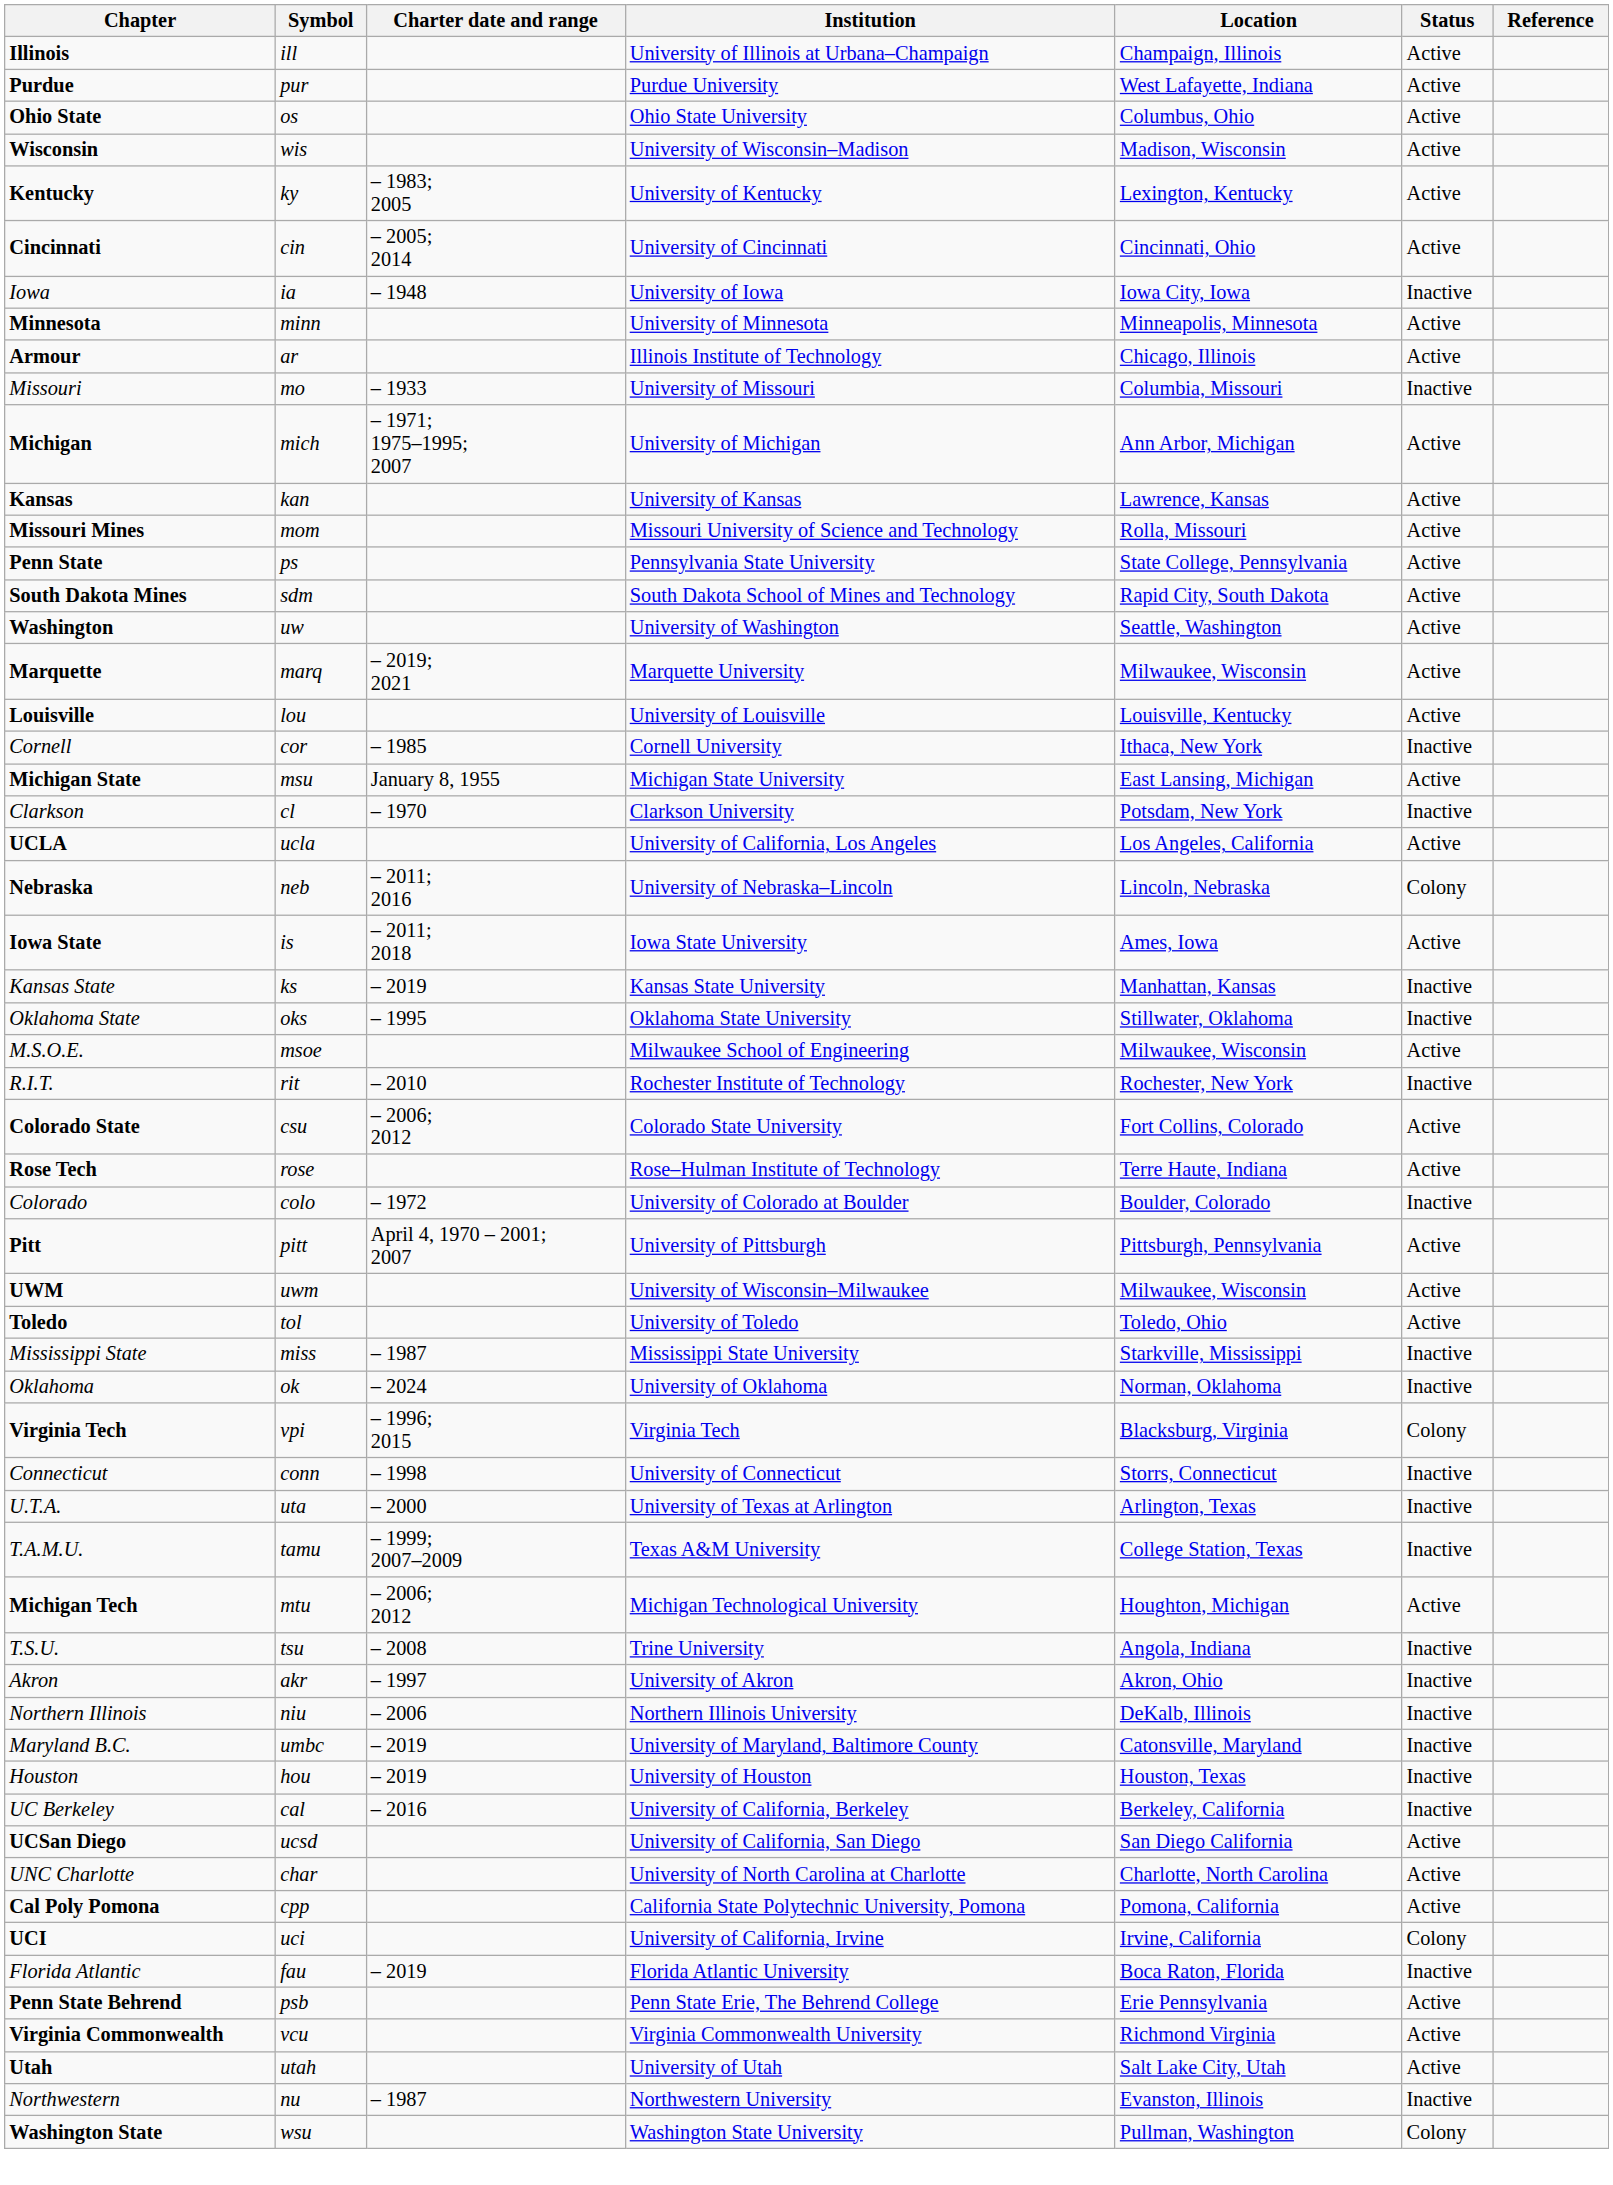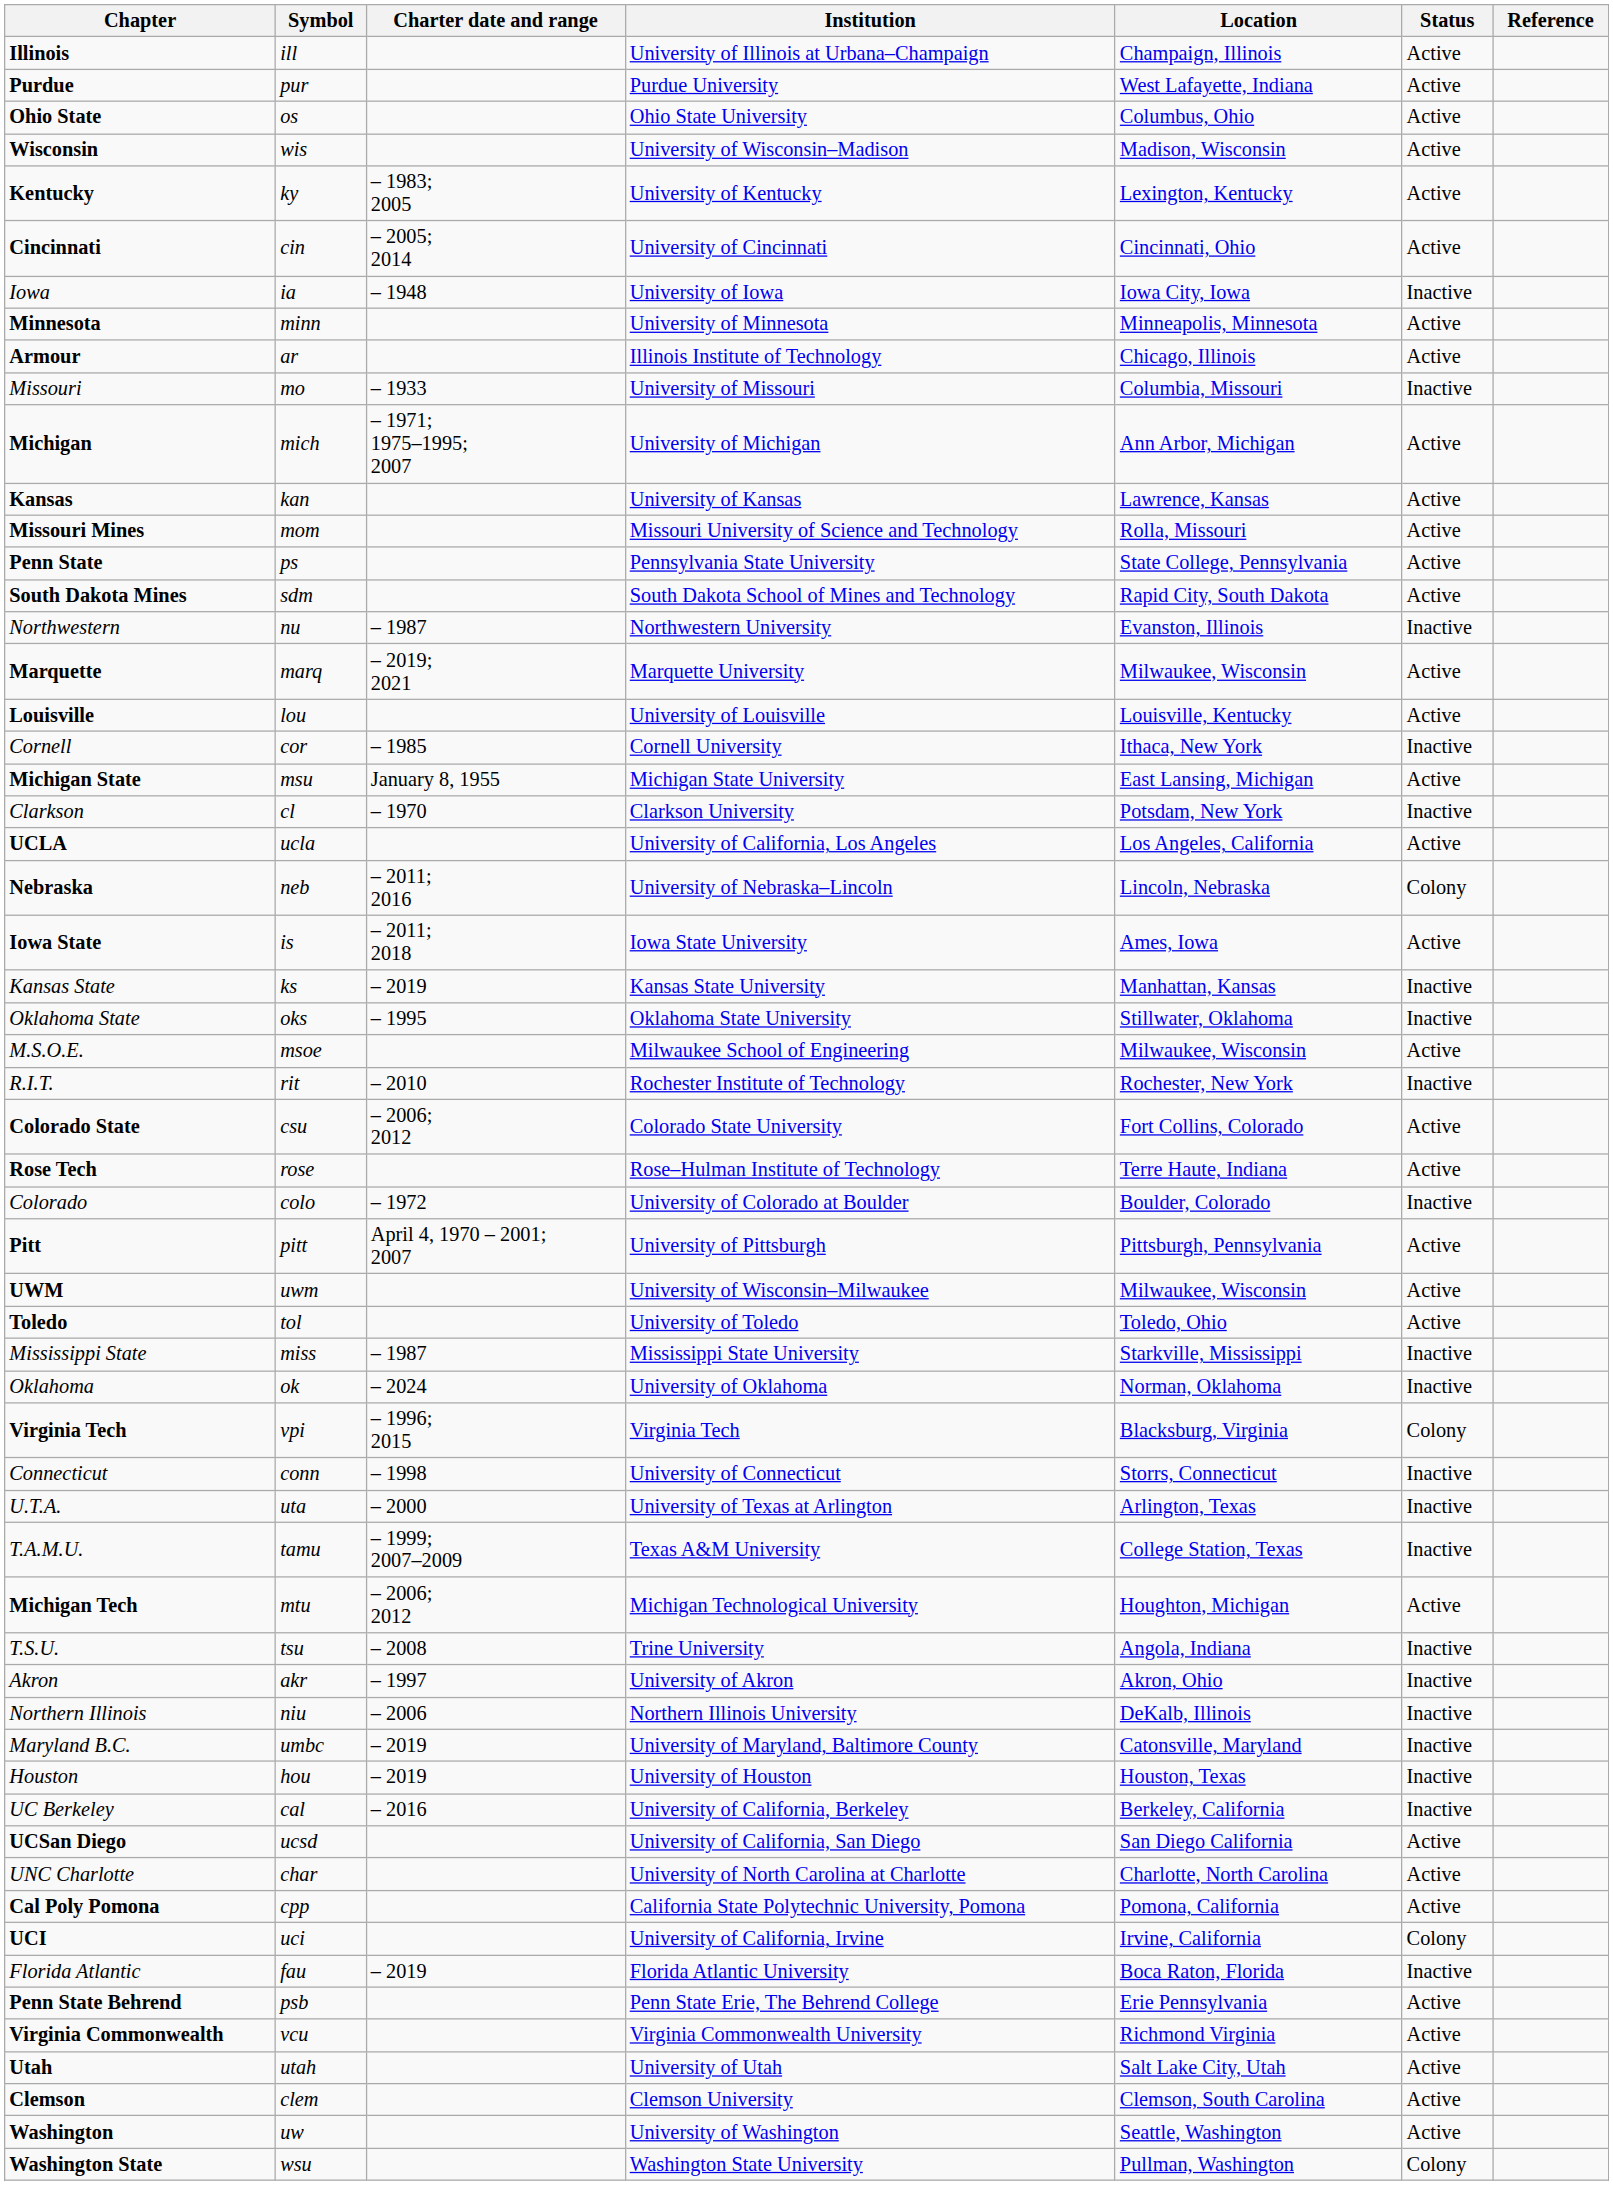rows swapped: (65, 2099) <-> (61, 627)
+ row: (47, 2099)
